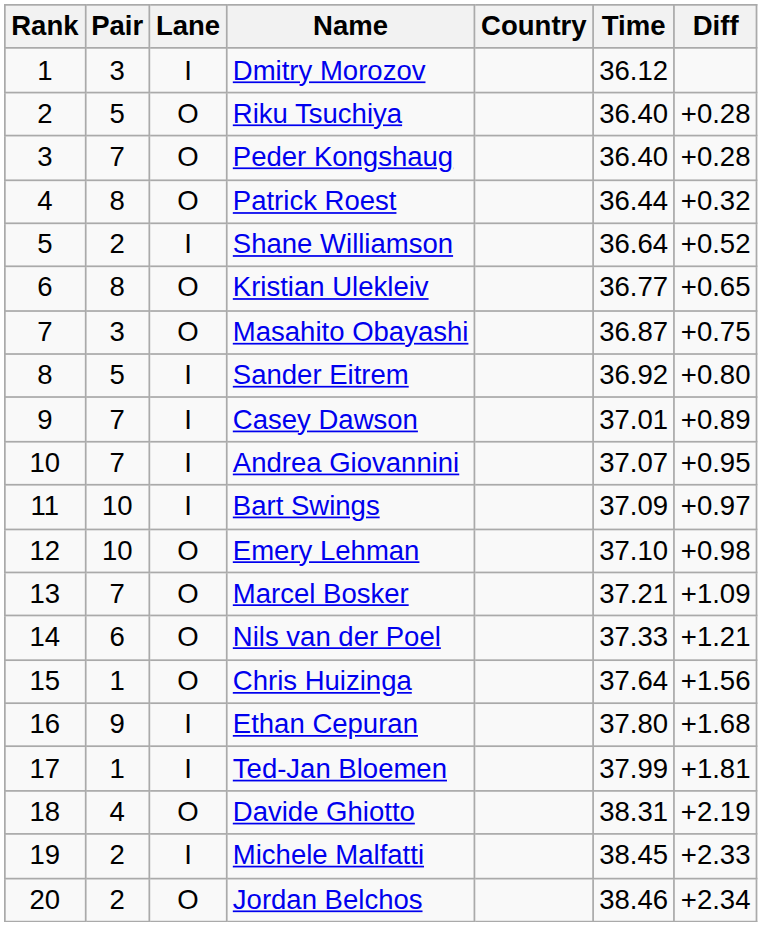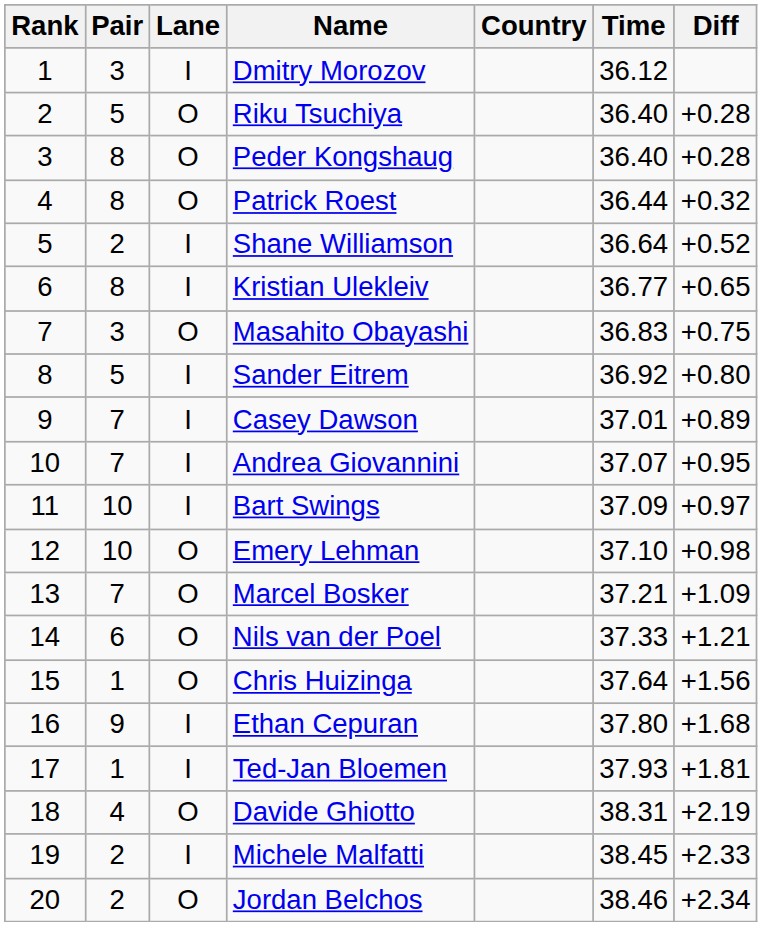(117, 157) 7 -> (117, 157) 8
(188, 288) O -> (188, 288) I
(634, 331) 36.87 -> (634, 331) 36.83
(634, 768) 37.99 -> (634, 768) 37.93
